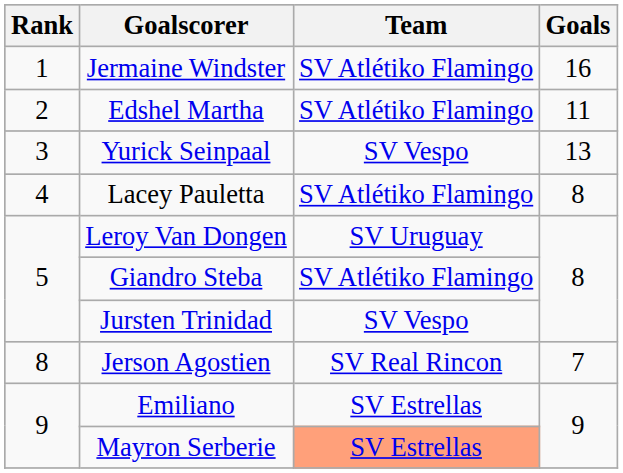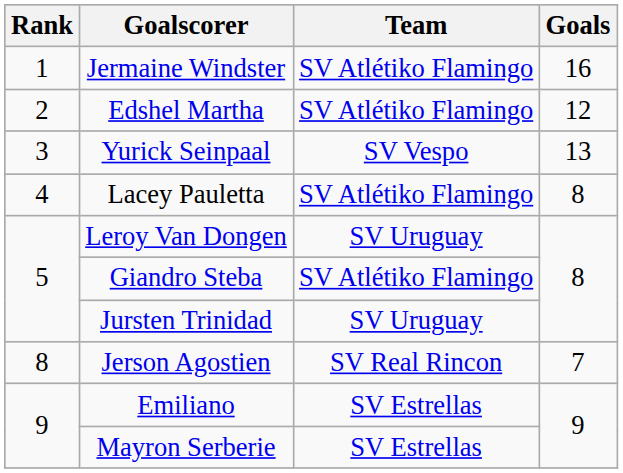(578, 109) 11 -> (578, 109) 12
(416, 320) SV Vespo -> (416, 320) SV Uruguay
(416, 446) lightsalmon background -> (416, 446) no background
